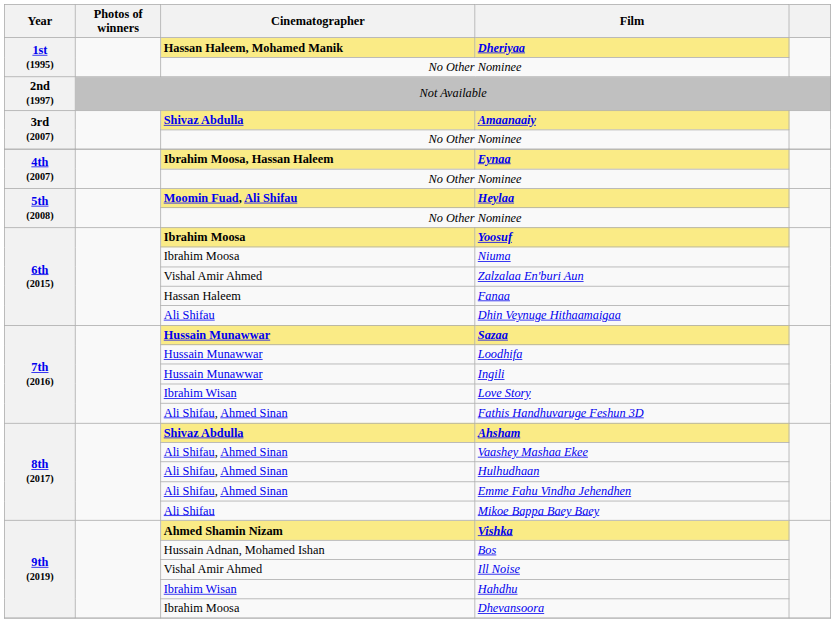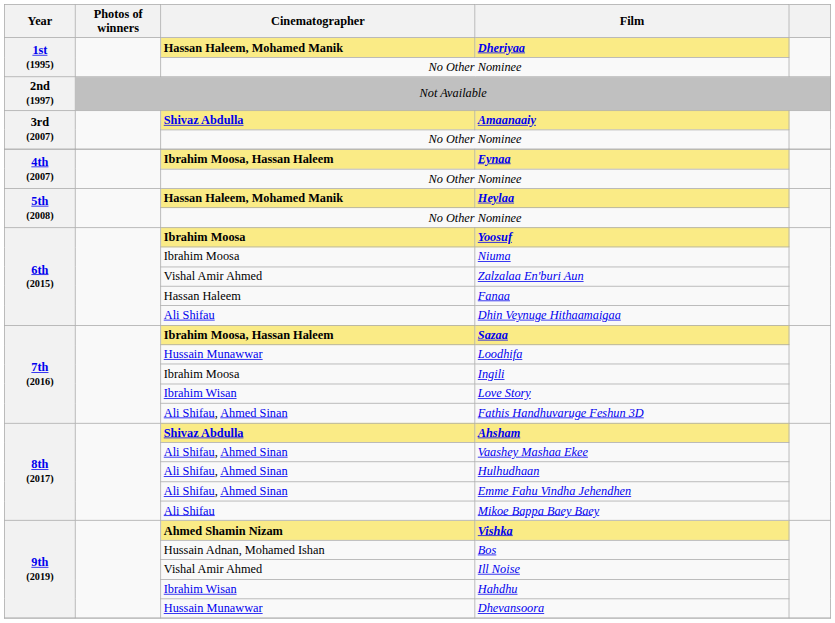(230, 198) Moomin Fuad, Ali Shifau -> (253, 198) Hassan Haleem, Mohamed Manik
(217, 335) Hussain Munawwar -> (249, 335) Ibrahim Moosa, Hassan Haleem
(213, 374) Hussain Munawwar -> (202, 374) Ibrahim Moosa
(202, 608) Ibrahim Moosa -> (213, 608) Hussain Munawwar
